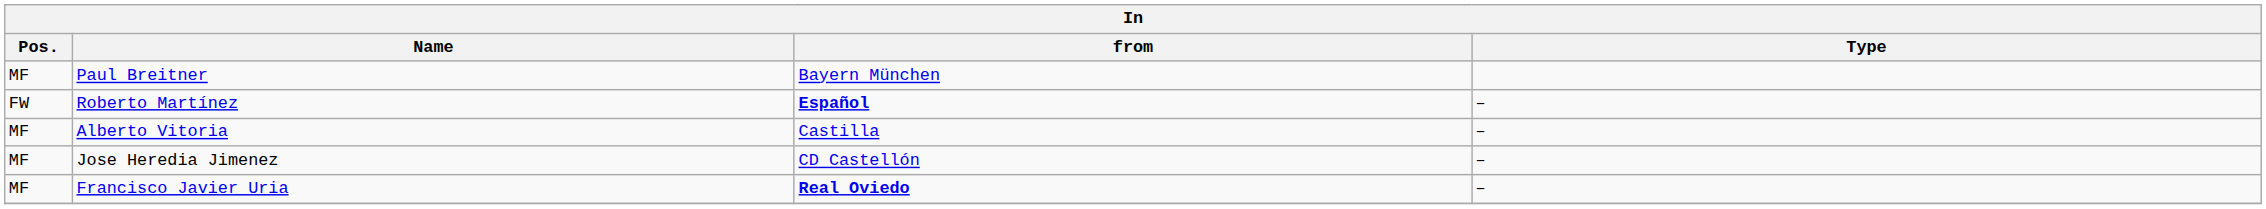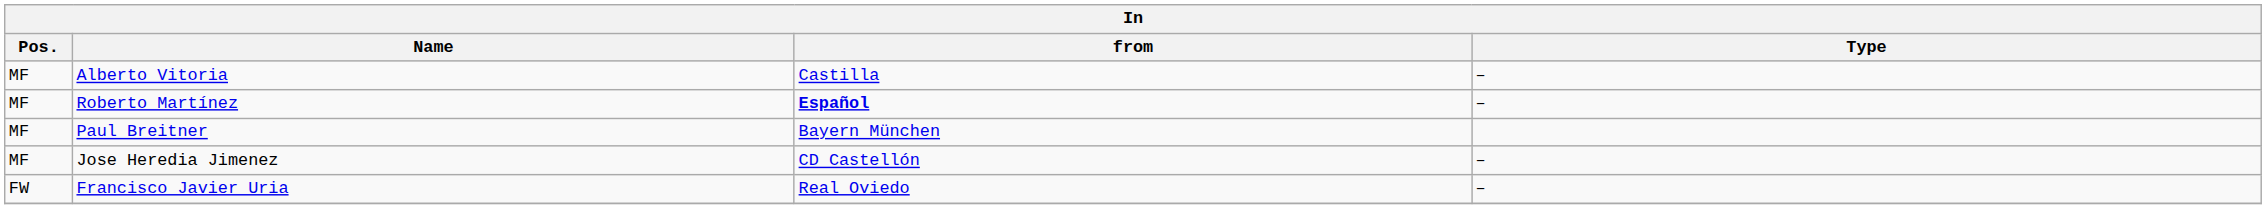rows swapped: (142, 75) <-> (152, 132)
(19, 103) FW -> (19, 103) MF
(19, 188) MF -> (19, 188) FW
(854, 188) bold -> (854, 188) normal
